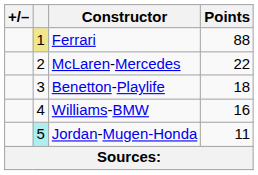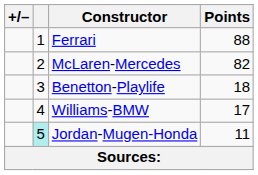(41, 40) khaki background -> (41, 40) no background
(242, 63) 22 -> (242, 63) 82
(242, 110) 16 -> (242, 110) 17
